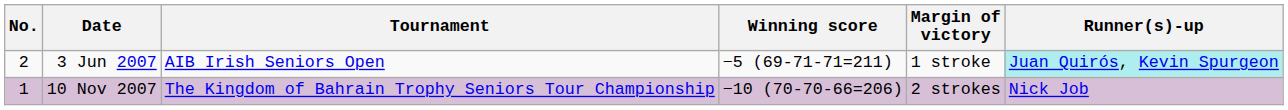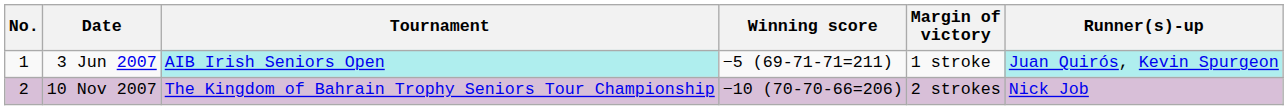(24, 64) 2 -> (24, 64) 1
(275, 64) no background -> (275, 64) paleturquoise background
(24, 91) 1 -> (24, 91) 2
